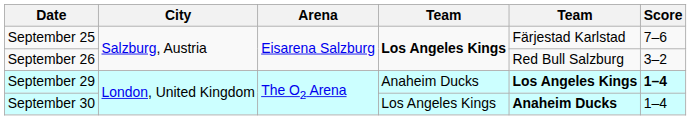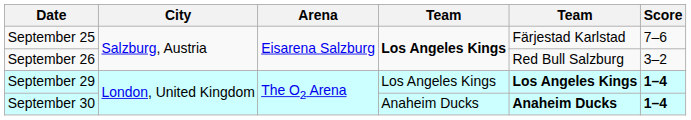(430, 81) Anaheim Ducks -> (439, 81) Los Angeles Kings
(439, 103) Los Angeles Kings -> (430, 103) Anaheim Ducks
(655, 103) normal -> (655, 103) bold
